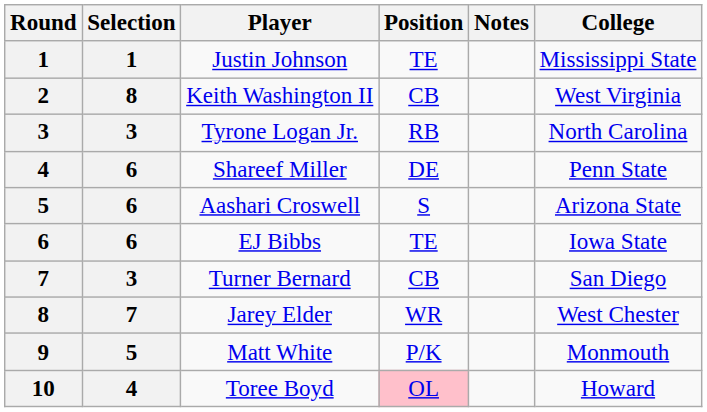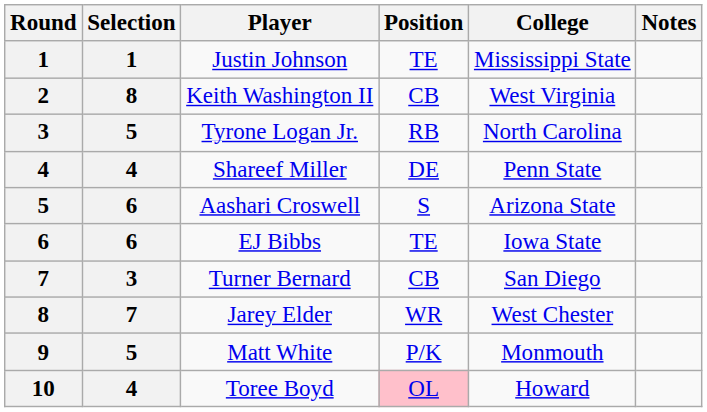columns swapped: (618, 22) <-> (501, 22)
(131, 132) 3 -> (131, 132) 5
(131, 168) 6 -> (131, 168) 4
